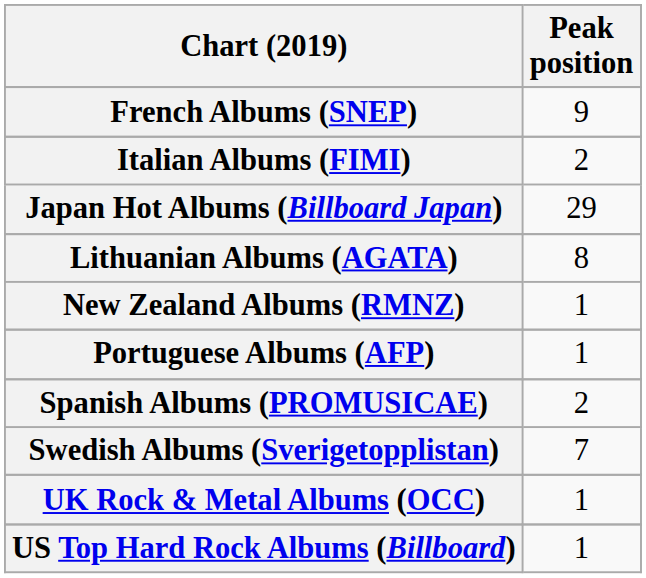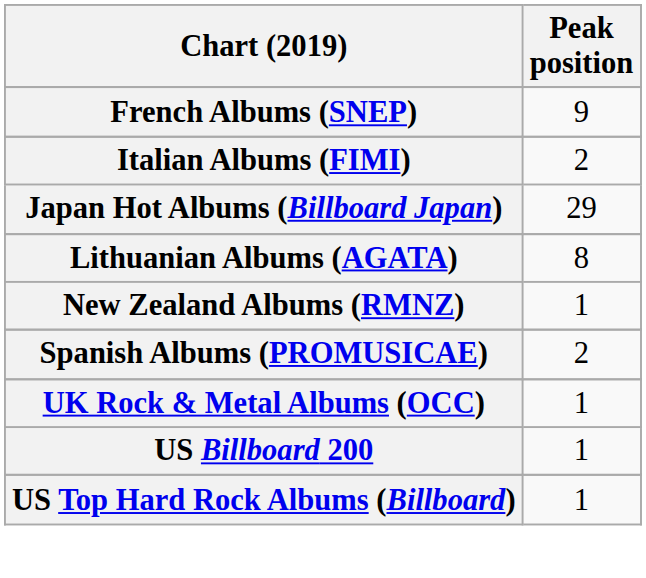- row: (264, 353)
- row: (264, 450)
+ row: (264, 450)
